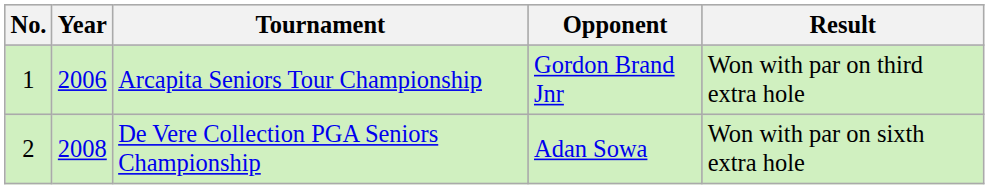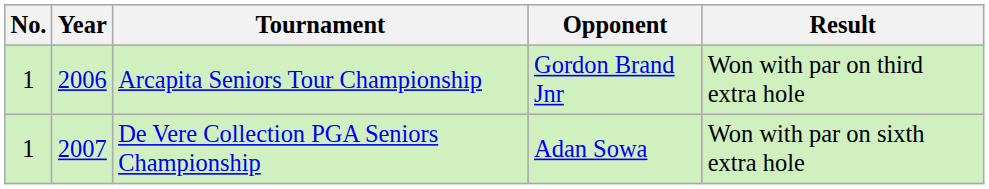(28, 149) 2 -> (28, 149) 1
(82, 149) 2008 -> (82, 149) 2007
